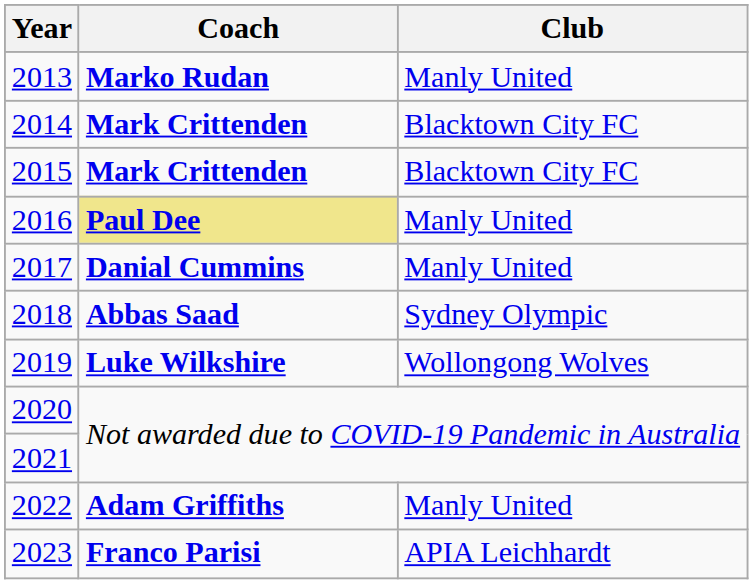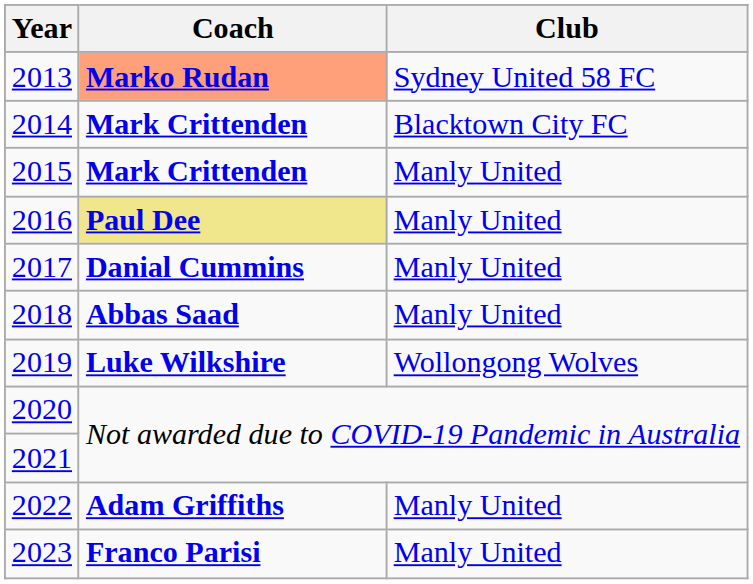(177, 76) no background -> (177, 76) lightsalmon background
(488, 76) Manly United -> (524, 76) Sydney United 58 FC
(521, 171) Blacktown City FC -> (478, 171) Manly United
(506, 314) Sydney Olympic -> (478, 314) Manly United
(507, 553) APIA Leichhardt -> (478, 553) Manly United
